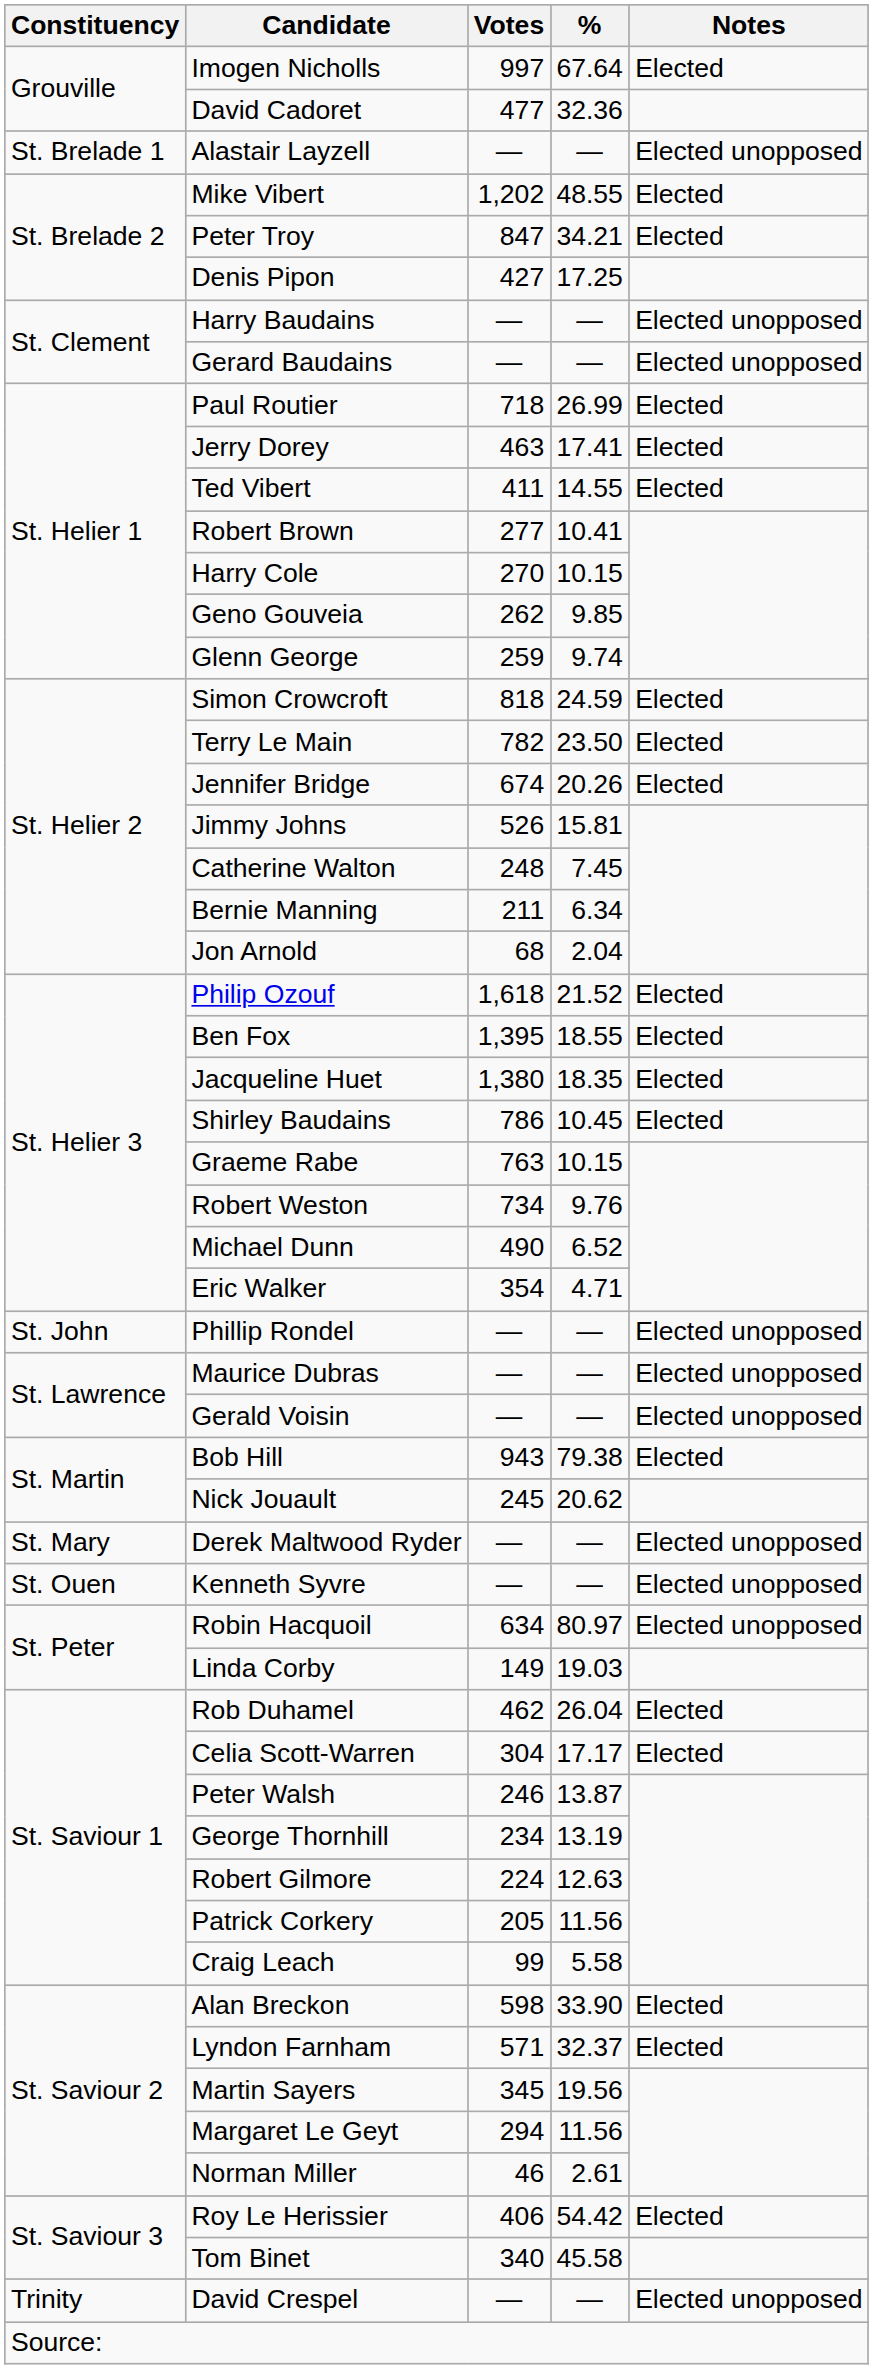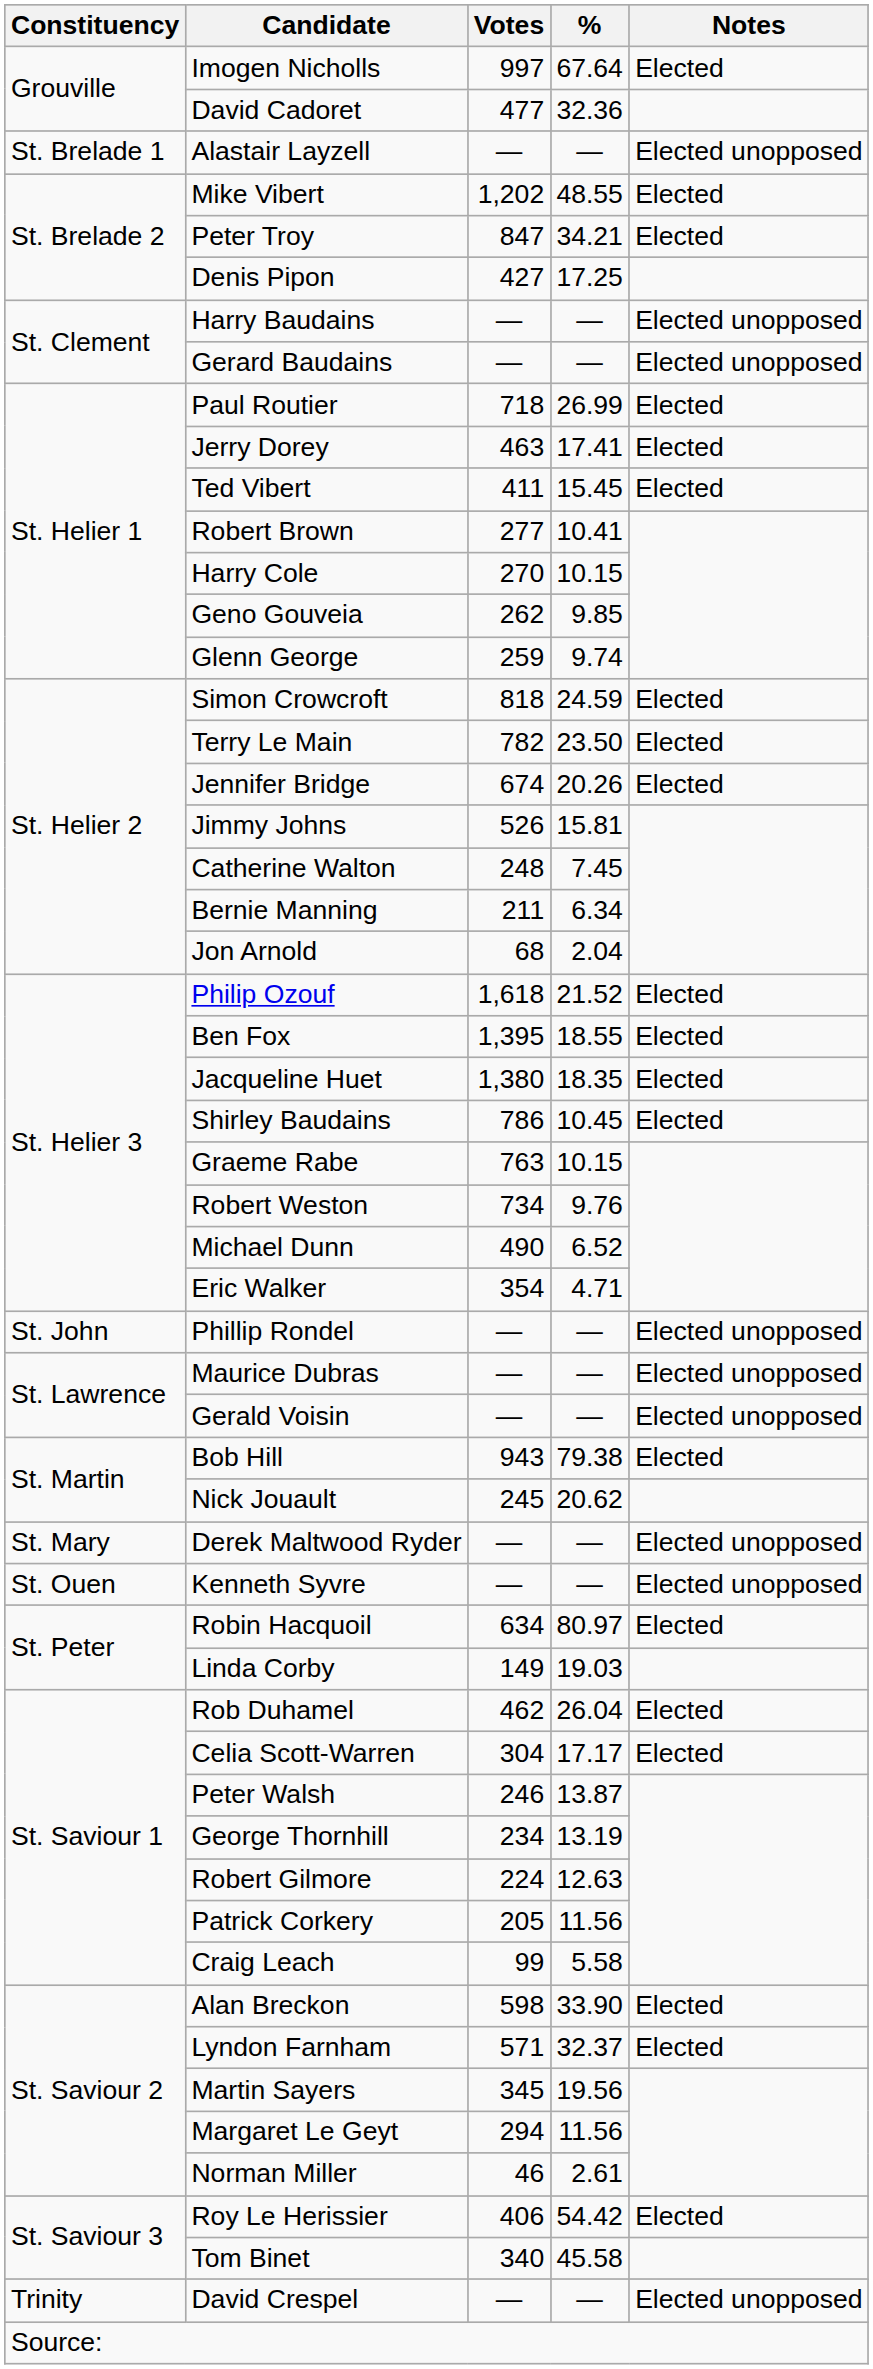(590, 488) 14.55 -> (590, 488) 15.45
(749, 1626) Elected unopposed -> (679, 1626) Elected
